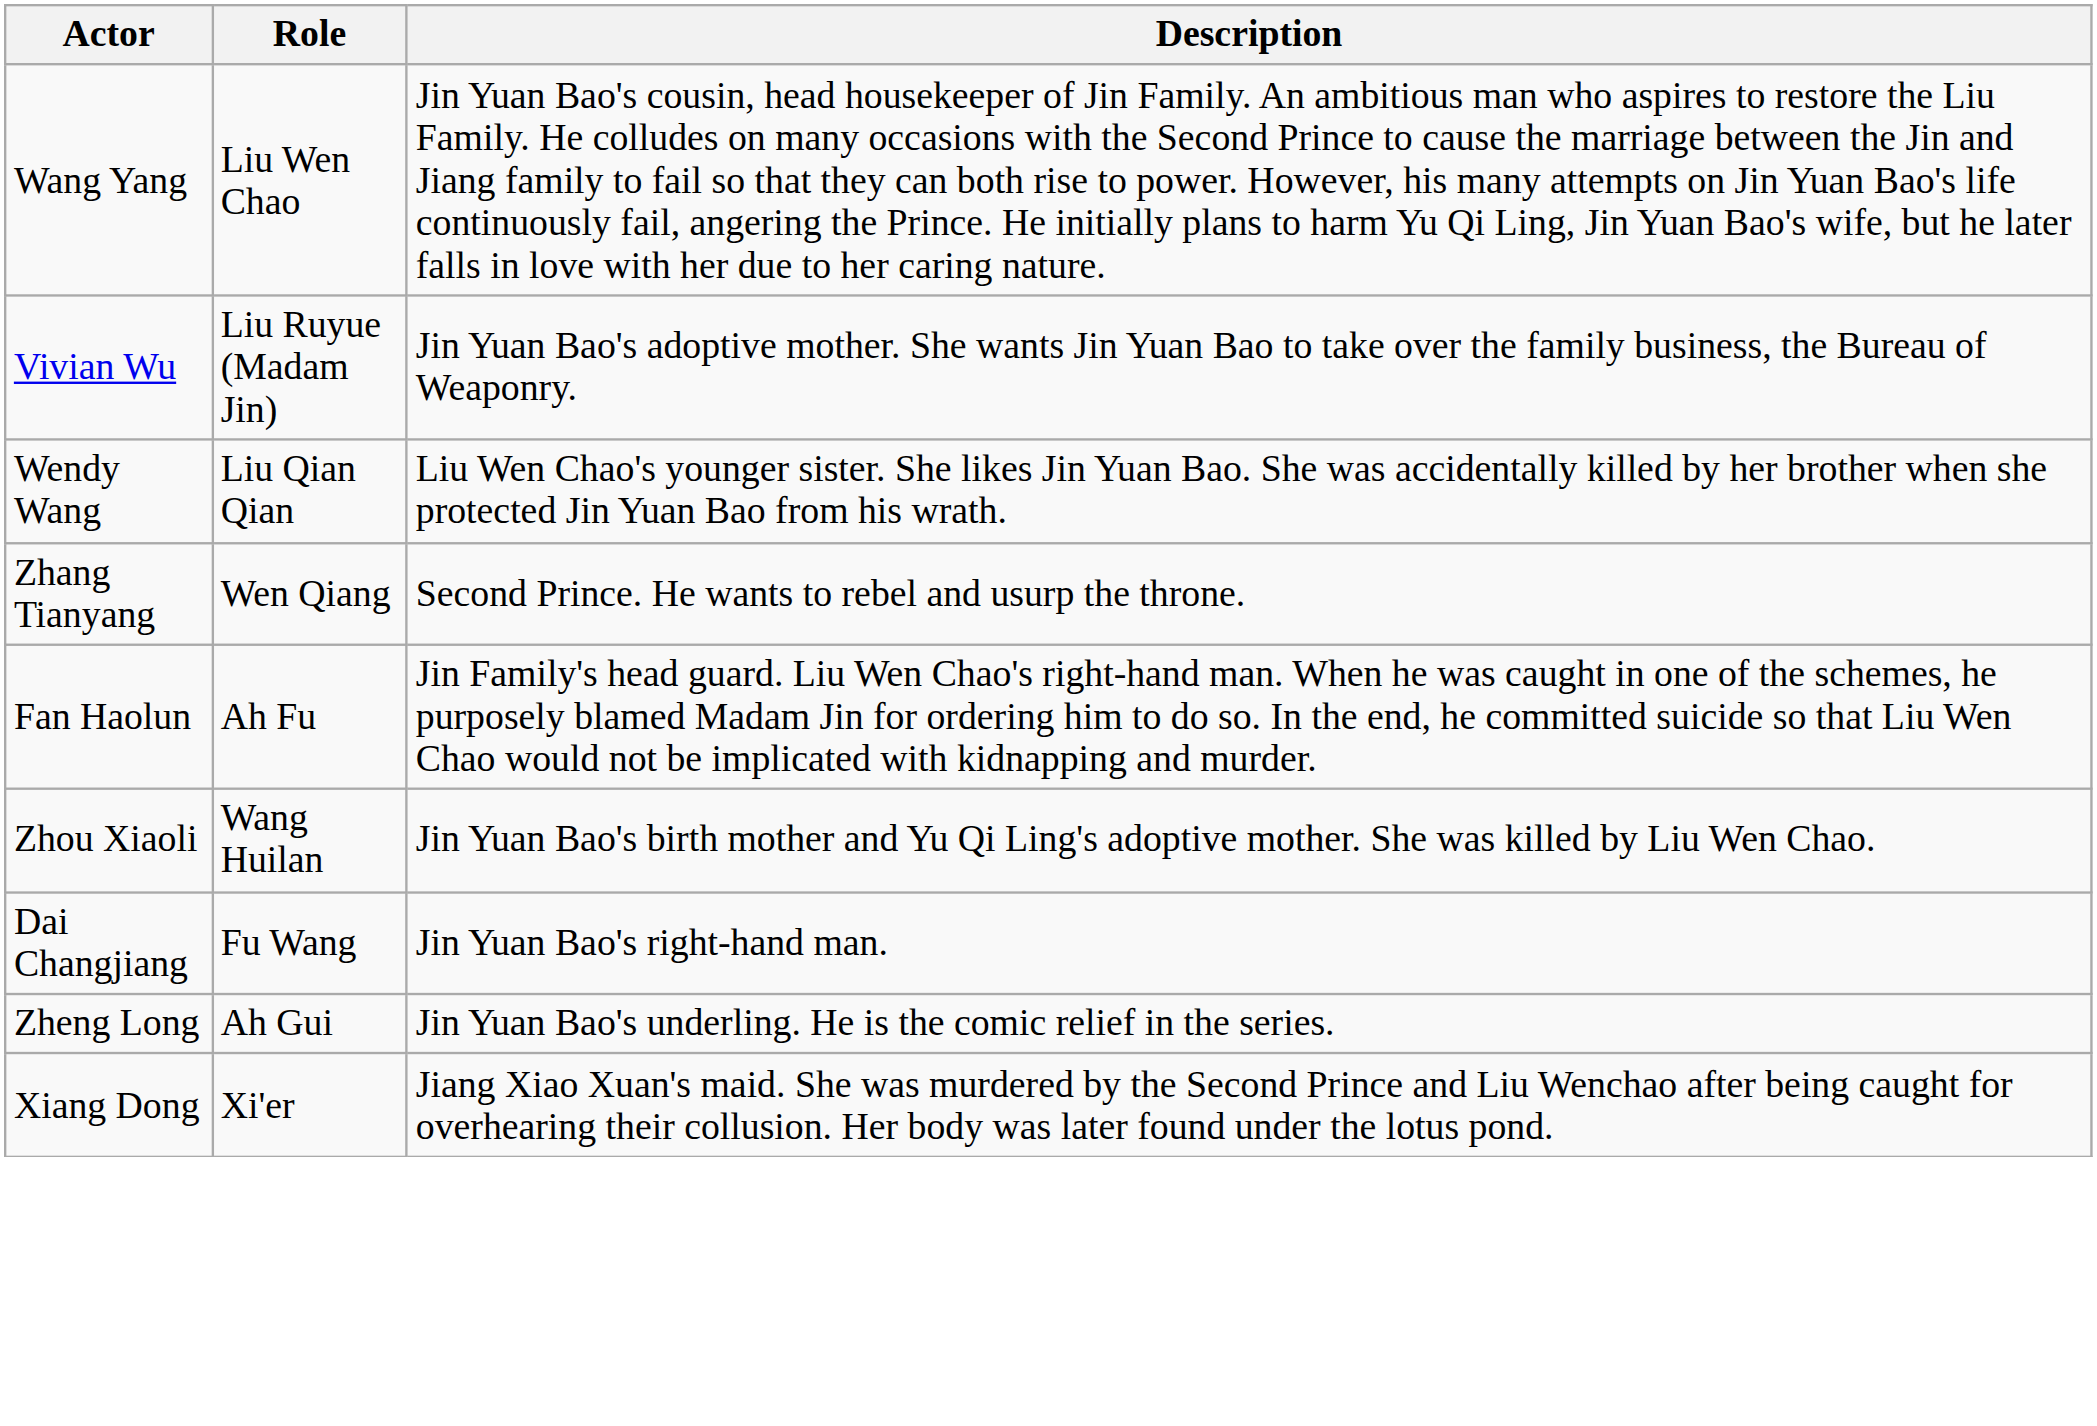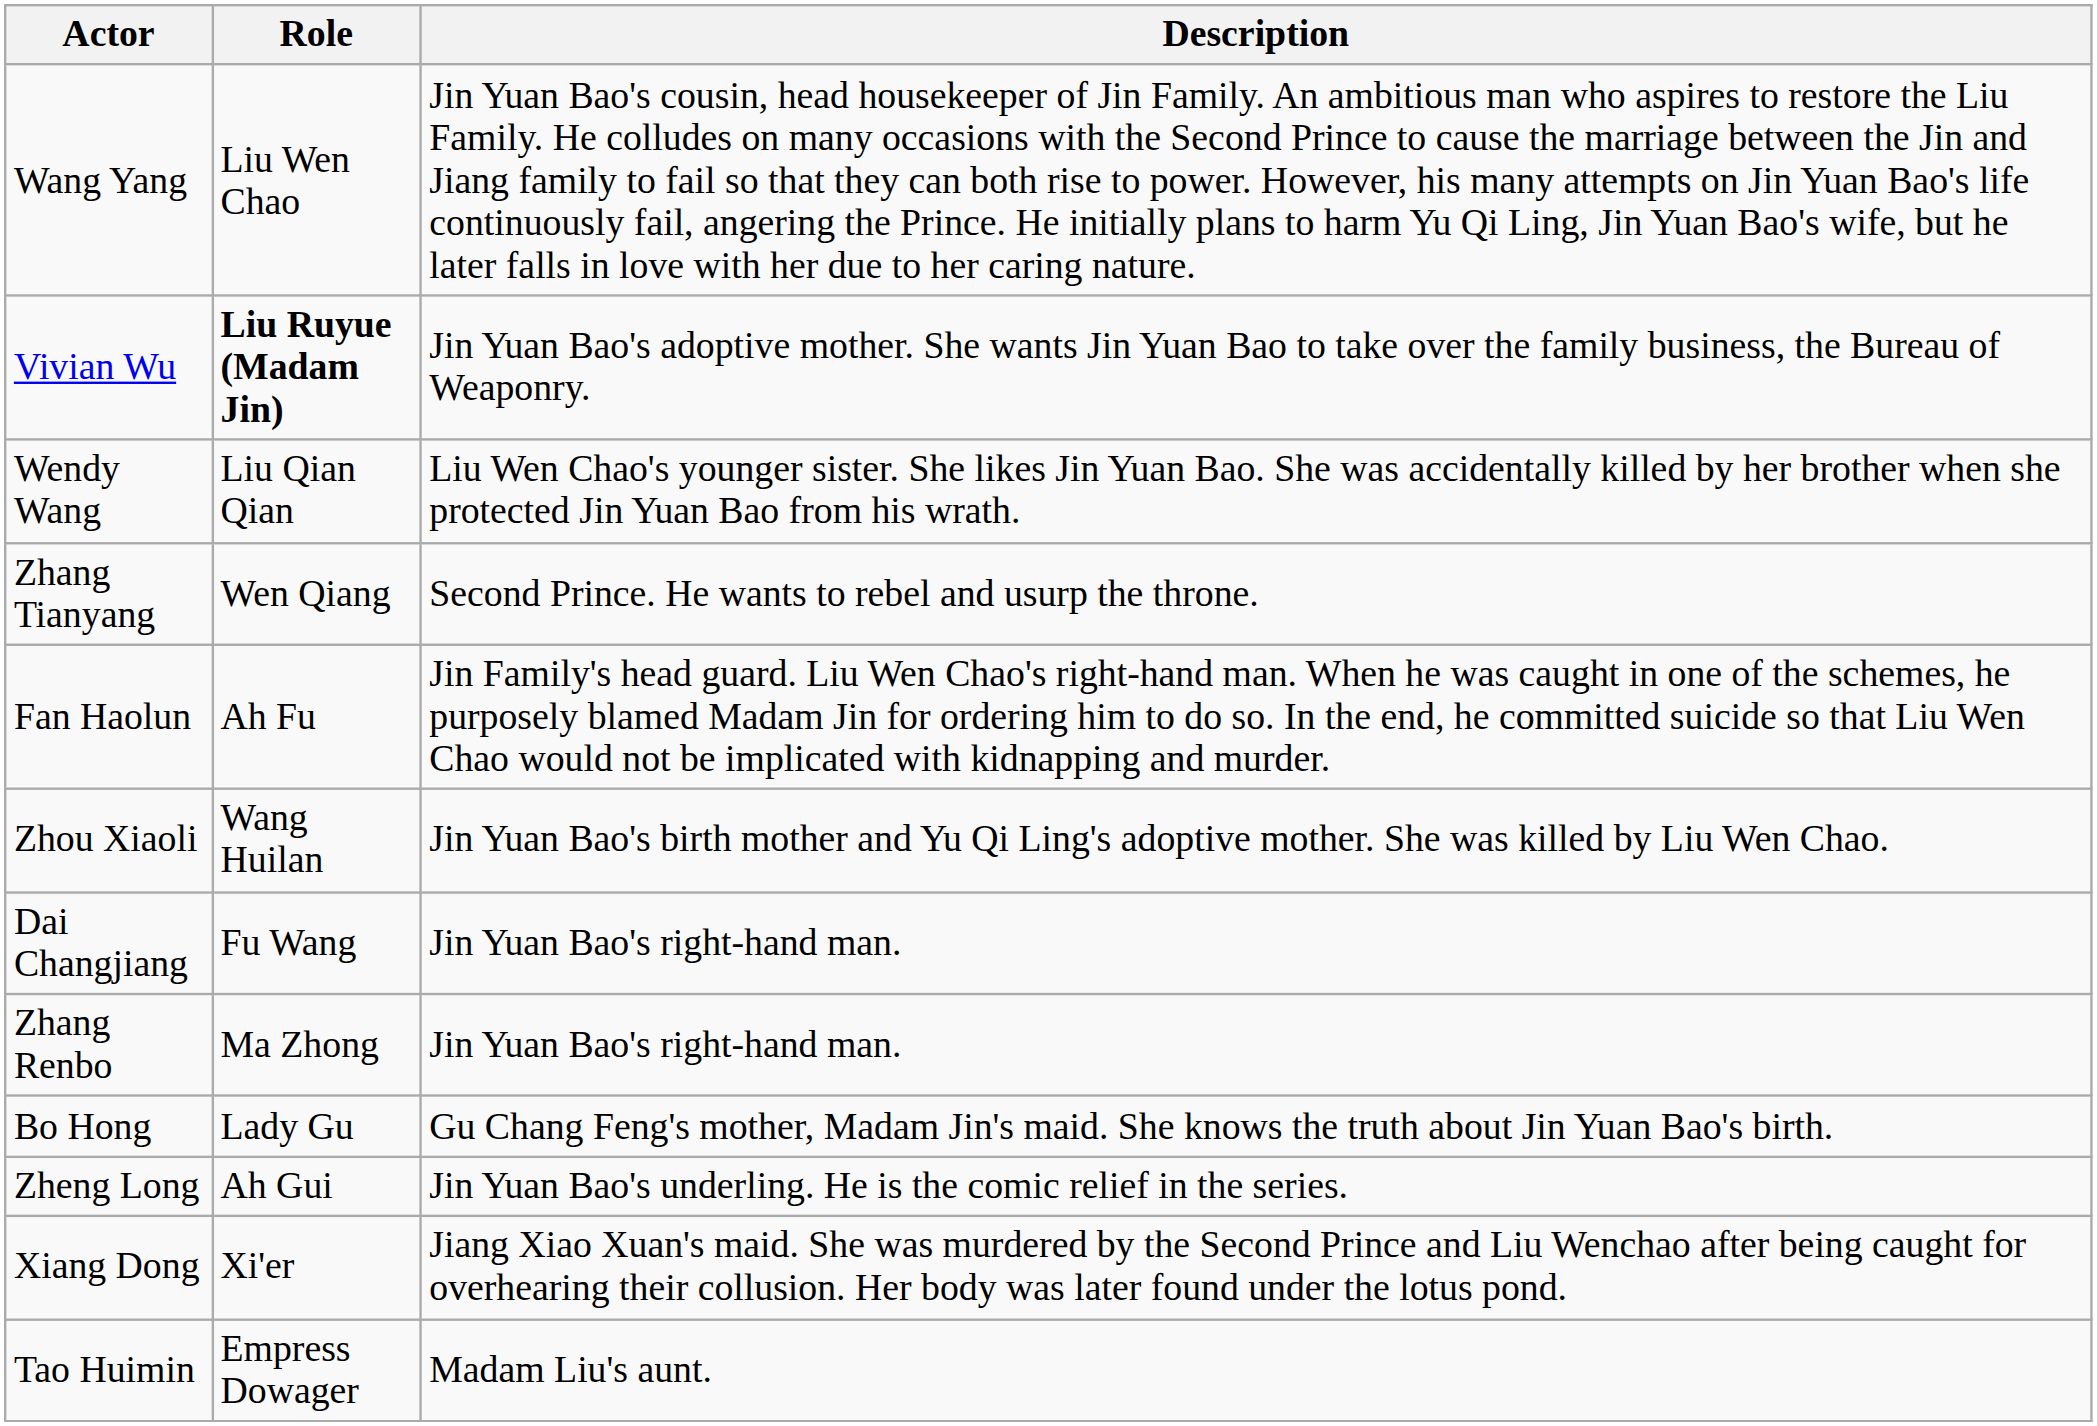(301, 366) normal -> (306, 366) bold
+ row: (63, 1044)
+ row: (83, 1125)
+ row: (104, 1369)
